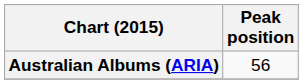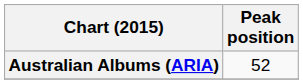(261, 65) 56 -> (261, 65) 52
